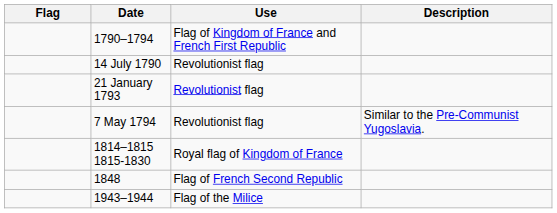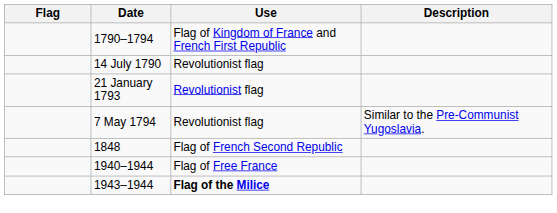- row: (124, 154)
+ row: (124, 166)
(218, 198) normal -> (221, 185) bold
